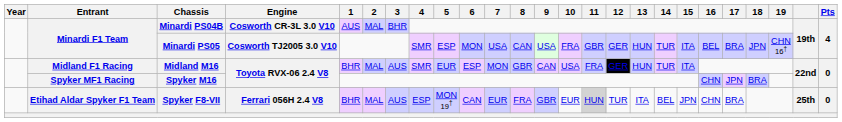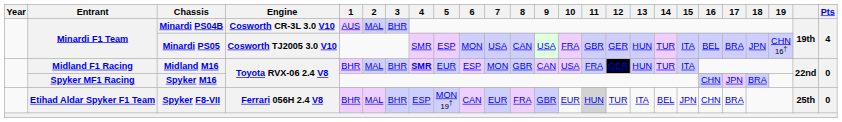(397, 65) AUS -> (397, 65) BHR
(421, 65) normal -> (421, 65) bold
(397, 100) AUS -> (397, 100) BHR
